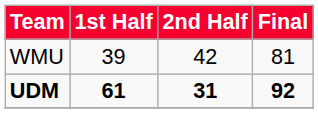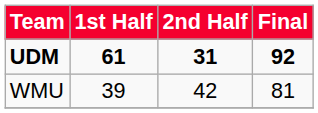rows swapped: (37, 56) <-> (34, 90)
